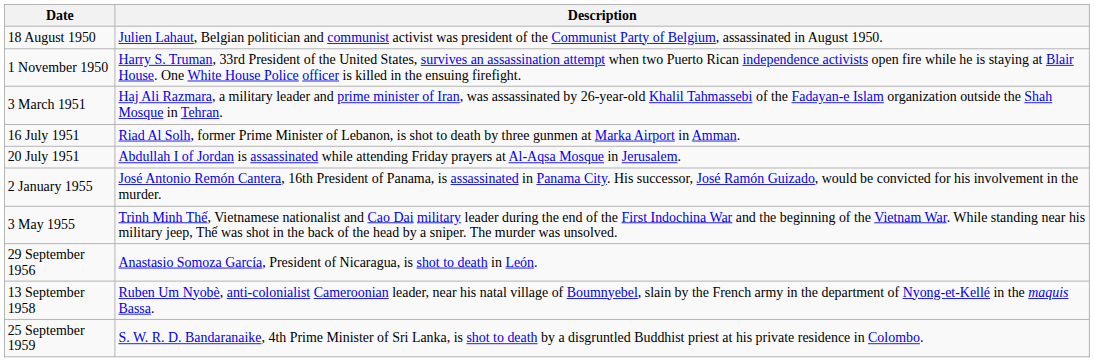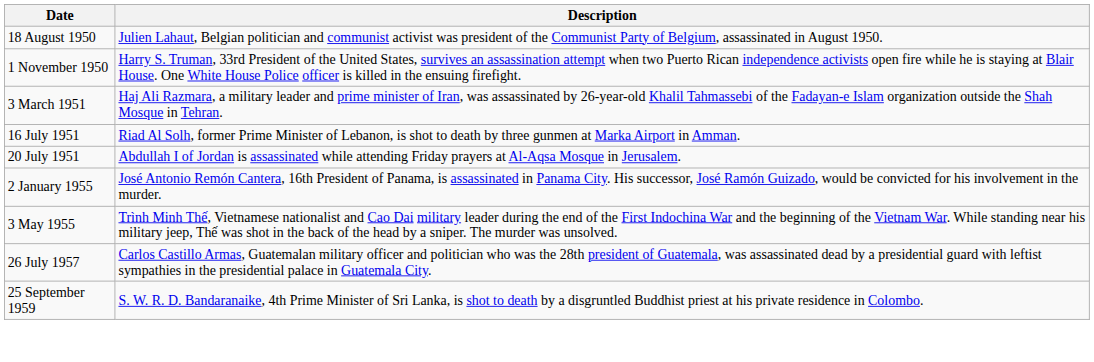- row: (46, 262)
+ row: (44, 262)
- row: (46, 300)
